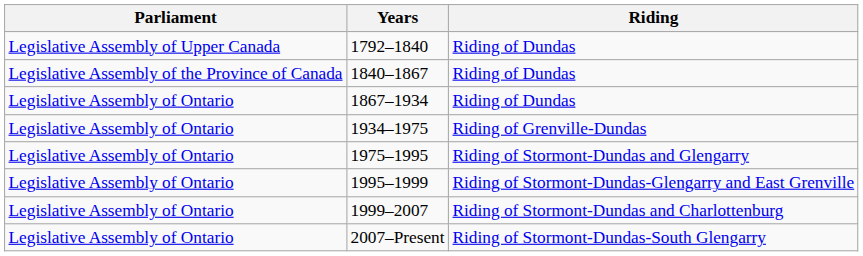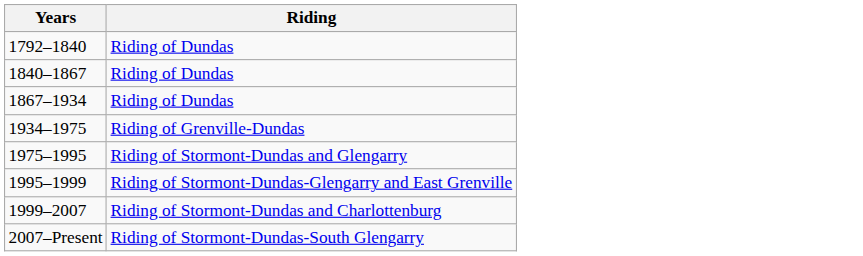- column: (176, 18)
